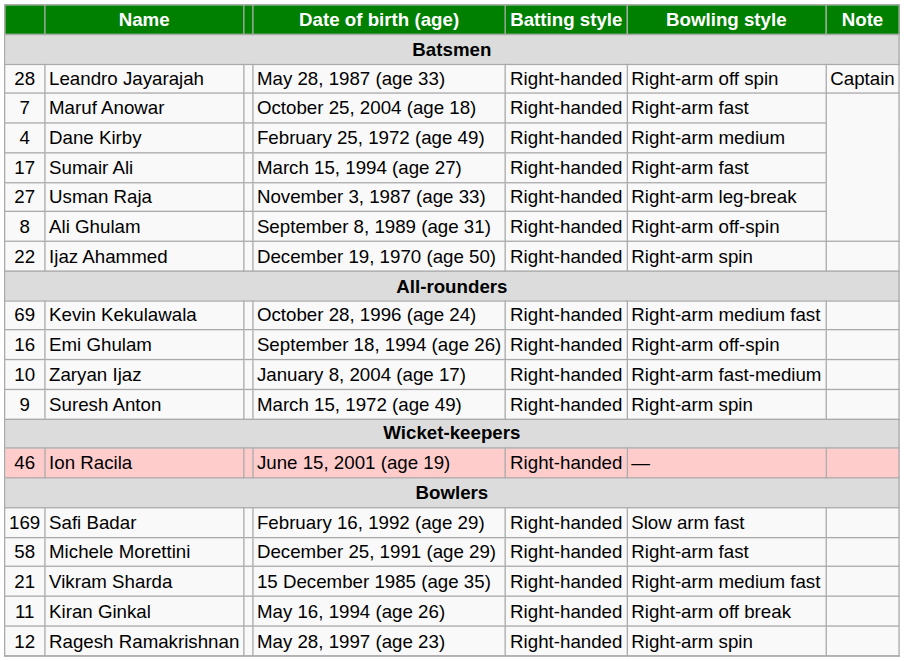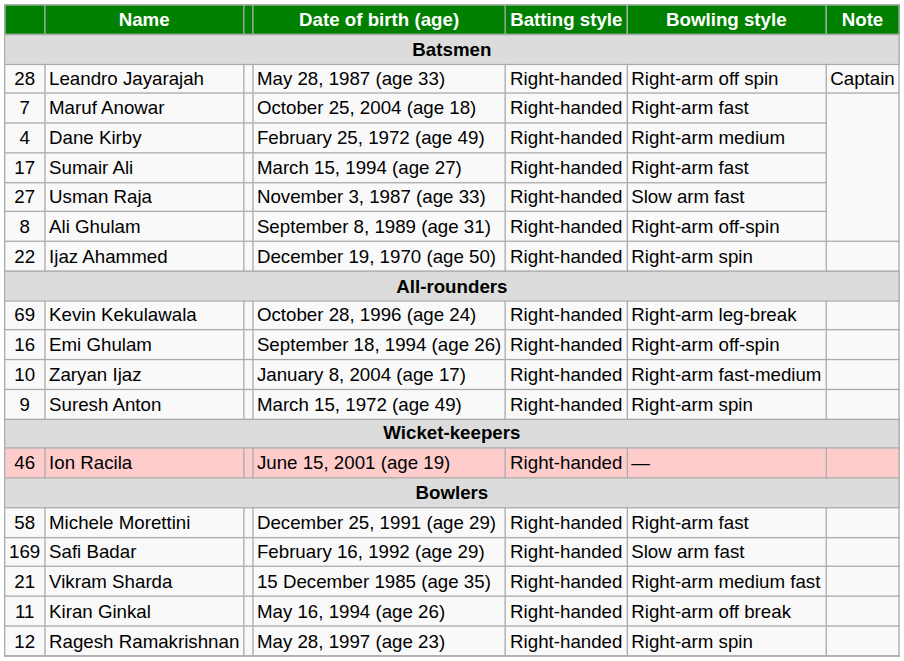(714, 197) Right-arm leg-break -> (688, 197) Slow arm fast
(726, 316) Right-arm medium fast -> (714, 316) Right-arm leg-break
rows swapped: (120, 552) <-> (93, 523)
